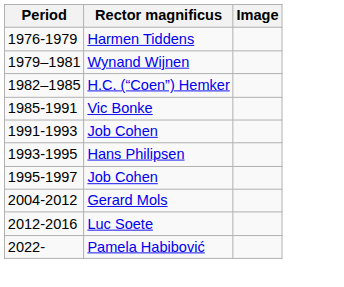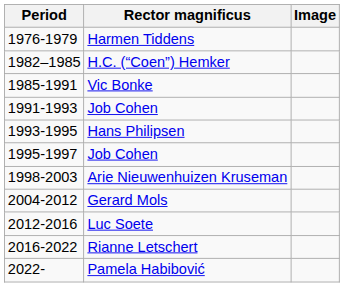- row: (44, 62)
+ row: (43, 177)
+ row: (43, 246)
